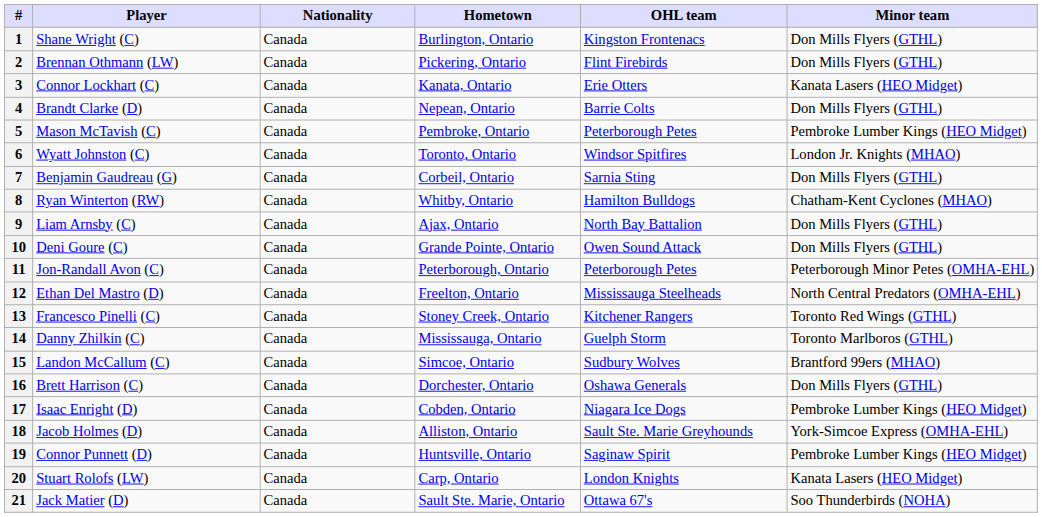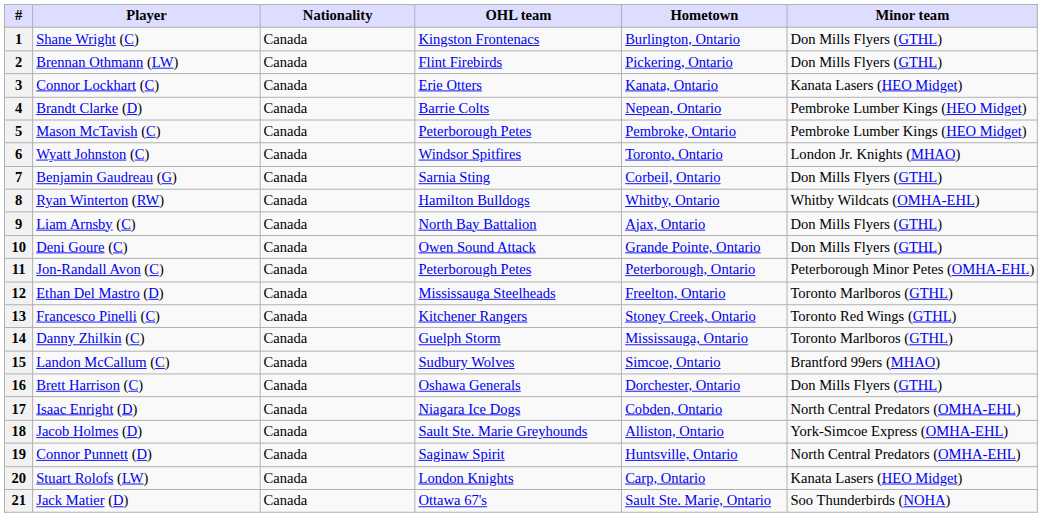columns swapped: (684, 16) <-> (498, 16)
(866, 108) Don Mills Flyers (GTHL) -> (909, 108) Pembroke Lumber Kings (HEO Midget)
(891, 200) Chatham-Kent Cyclones (MHAO) -> (885, 200) Whitby Wildcats (OMHA-EHL)
(905, 293) North Central Predators (OMHA-EHL) -> (872, 293) Toronto Marlboros (GTHL)
(909, 408) Pembroke Lumber Kings (HEO Midget) -> (905, 408) North Central Predators (OMHA-EHL)
(909, 454) Pembroke Lumber Kings (HEO Midget) -> (905, 454) North Central Predators (OMHA-EHL)
